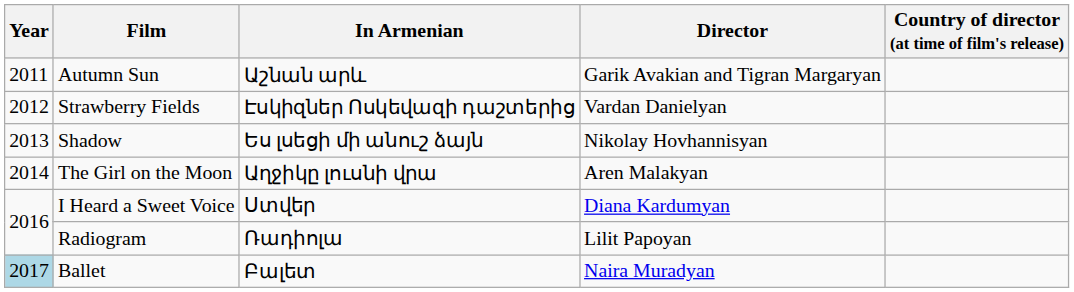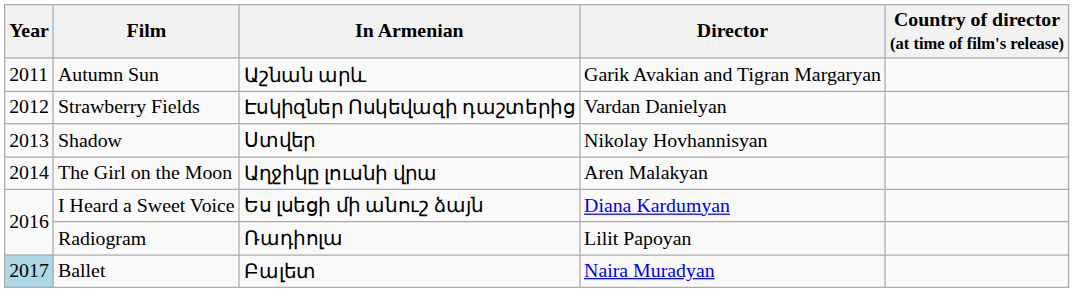(363, 140) Ես լսեցի մի անուշ ձայն -> (280, 140) Ստվեր
(280, 206) Ստվեր -> (363, 206) Ես լսեցի մի անուշ ձայն
